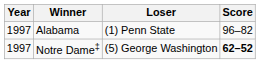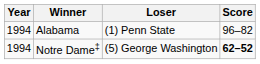(19, 30) 1997 -> (19, 30) 1994
(19, 49) 1997 -> (19, 49) 1994
